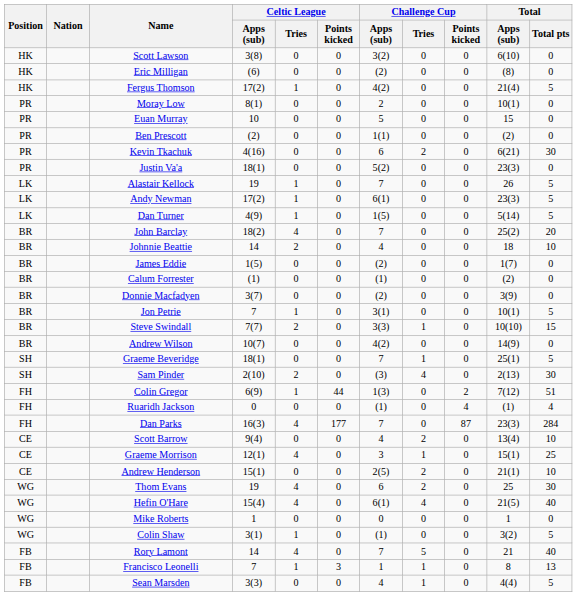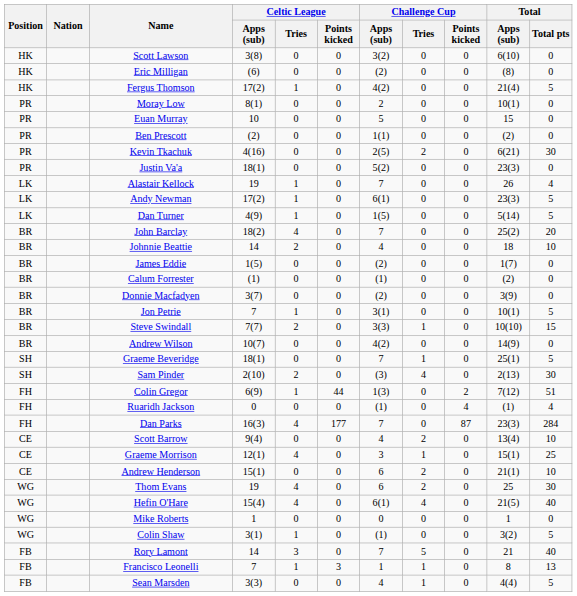(381, 151) 6 -> (381, 151) 2(5)
(551, 183) 5 -> (551, 183) 4
(381, 471) 2(5) -> (381, 471) 6
(296, 551) 4 -> (296, 551) 3
